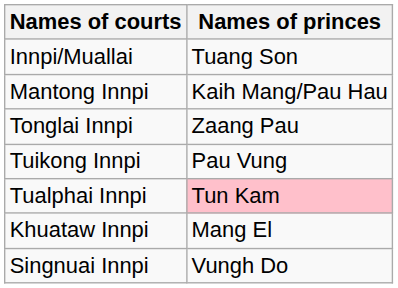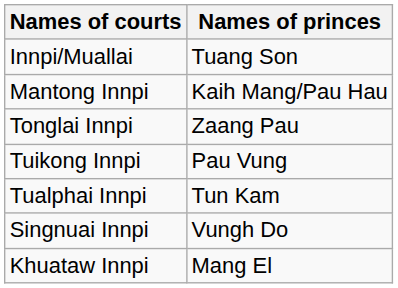(236, 195) pink background -> (236, 195) no background
rows swapped: (79, 265) <-> (79, 230)
